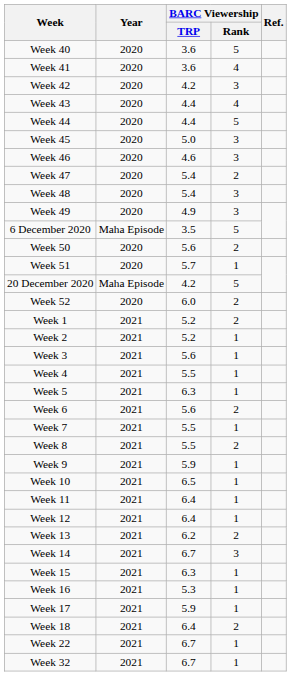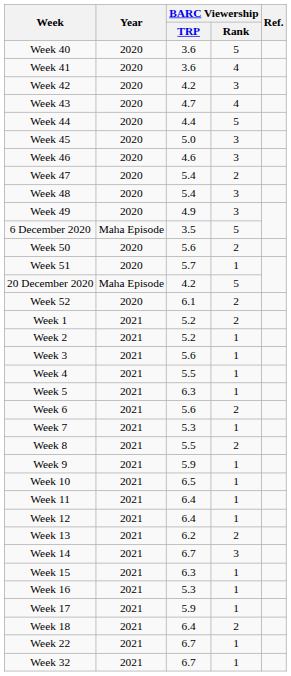(189, 103) 4.4 -> (189, 103) 4.7
(189, 301) 6.0 -> (189, 301) 6.1
(189, 427) 5.5 -> (189, 427) 5.3
